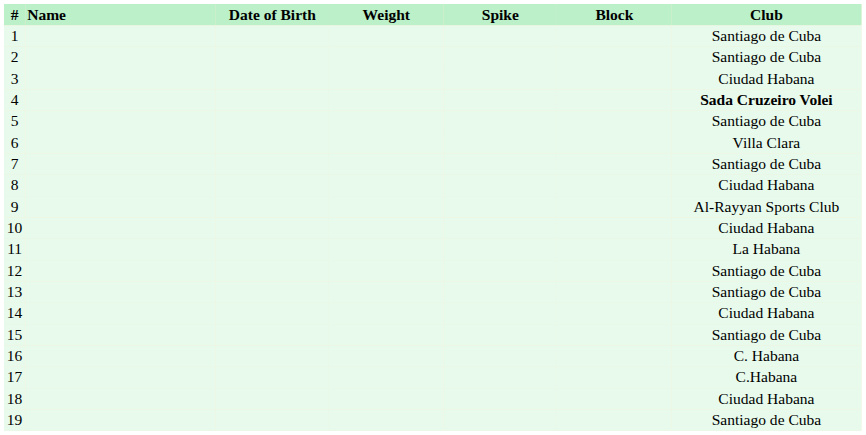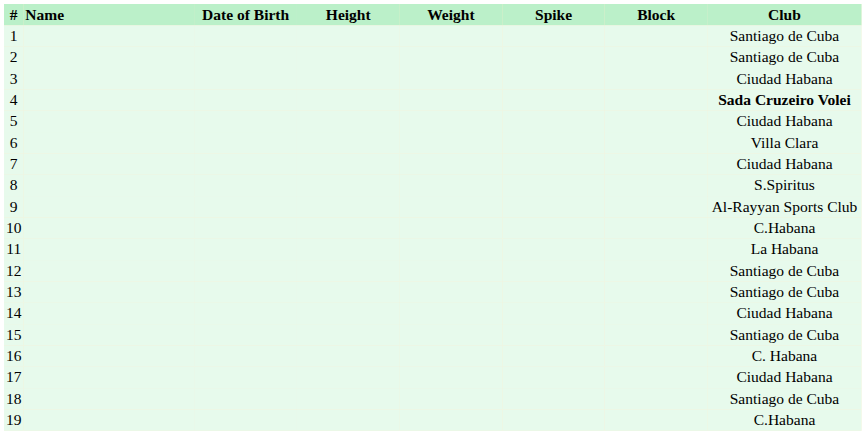+ column: (348, 14)
(766, 121) Santiago de Cuba -> (784, 121) Ciudad Habana
(766, 164) Santiago de Cuba -> (784, 164) Ciudad Habana
(766, 185) Ciudad Habana -> (784, 185) S.Spiritus
(766, 228) Ciudad Habana -> (784, 228) C.Habana
(766, 377) C.Habana -> (784, 377) Ciudad Habana
(766, 398) Ciudad Habana -> (784, 398) Santiago de Cuba
(766, 420) Santiago de Cuba -> (784, 420) C.Habana
